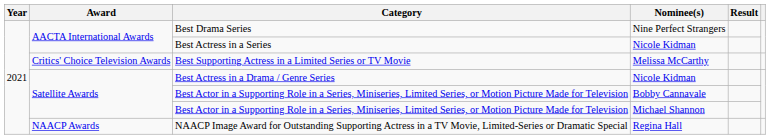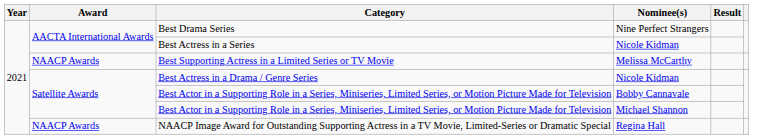(101, 61) Critics' Choice Television Awards -> (65, 61) NAACP Awards
